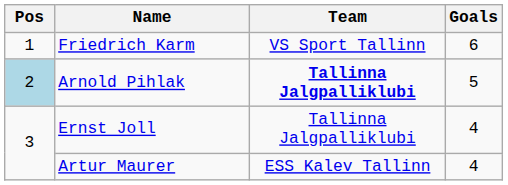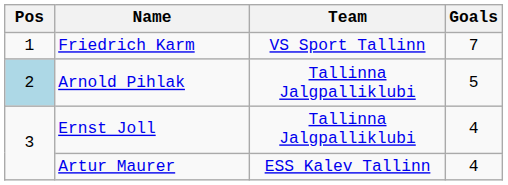(474, 45) 6 -> (474, 45) 7
(348, 82) bold -> (348, 82) normal
